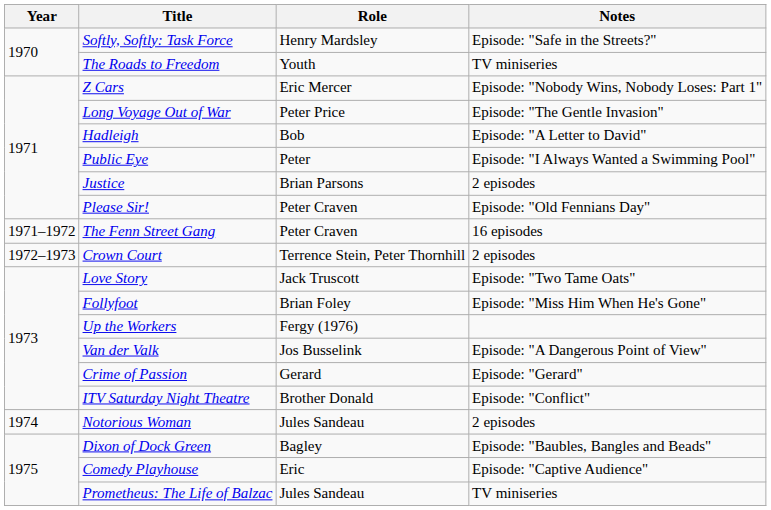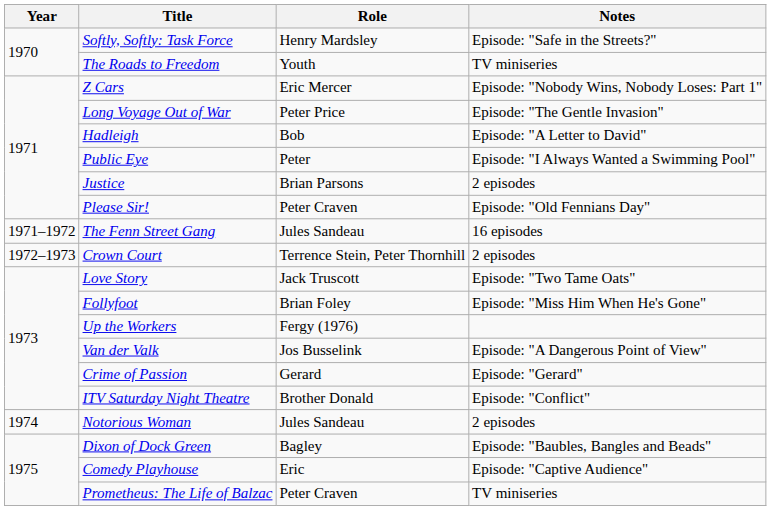(318, 231) Peter Craven -> (322, 231) Jules Sandeau
(322, 493) Jules Sandeau -> (318, 493) Peter Craven
